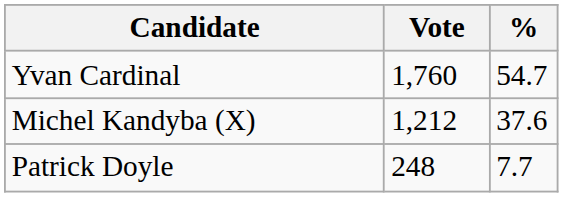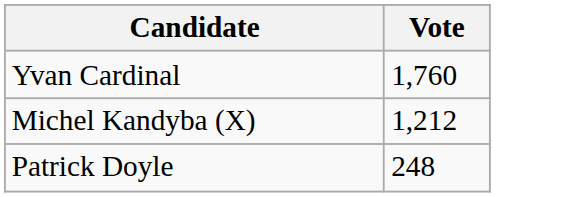- column: (524, 27)
